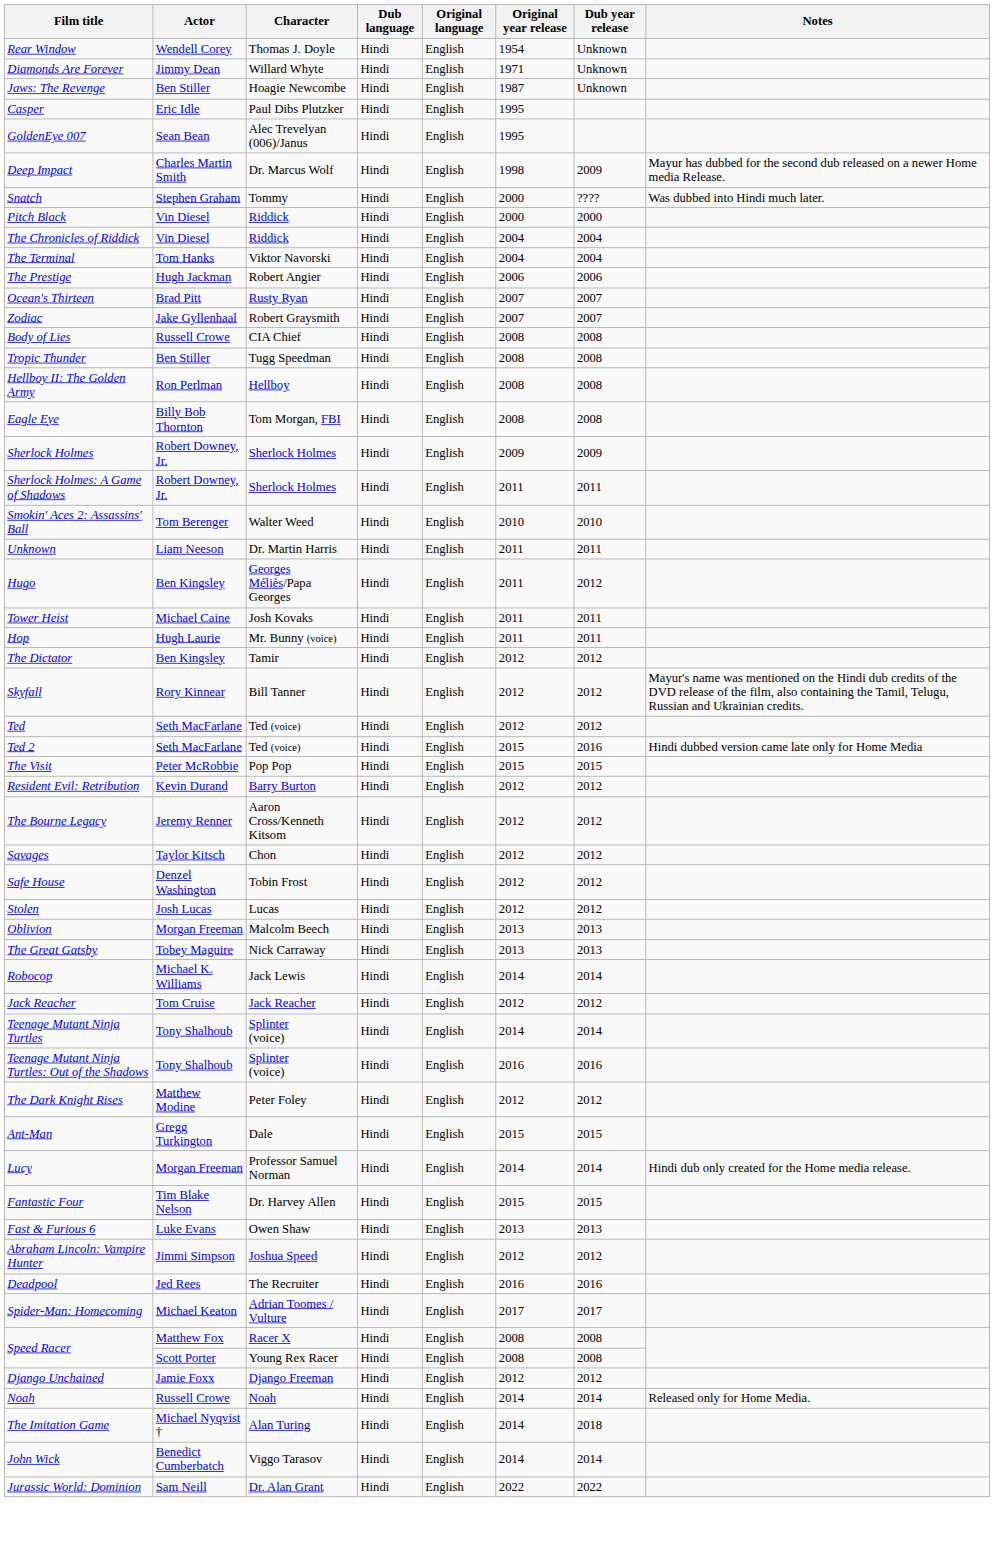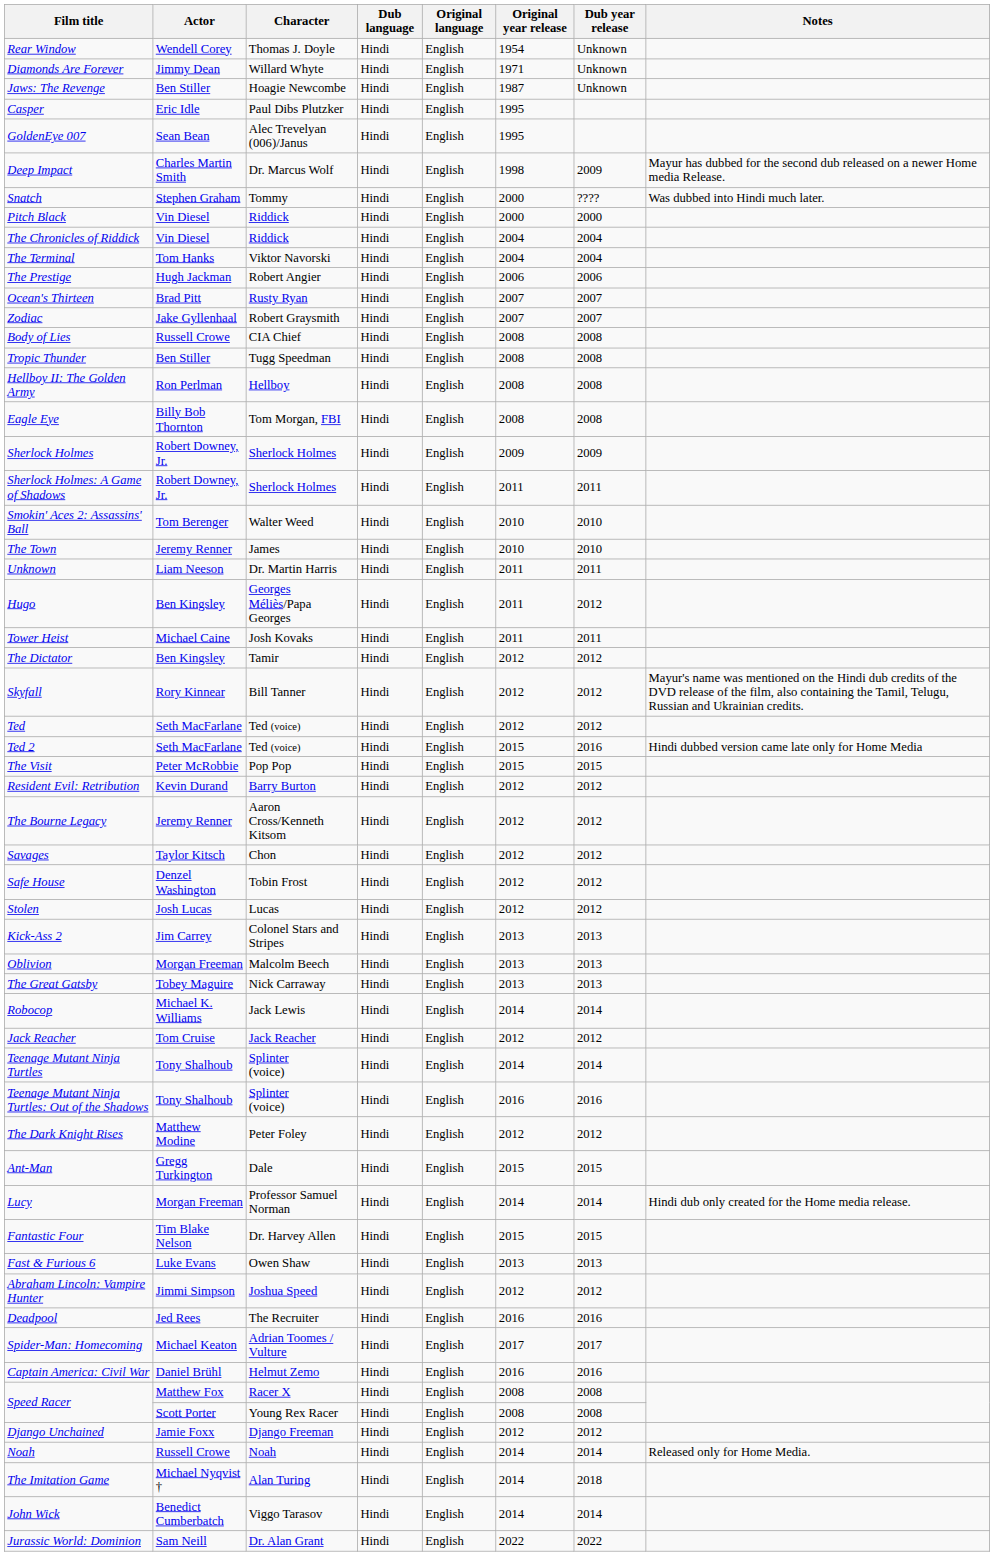+ row: (32, 549)
- row: (18, 637)
+ row: (35, 936)
+ row: (78, 1372)
